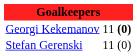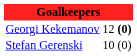(108, 28) 11 -> (109, 28) 12
(108, 45) 11 -> (109, 45) 10
